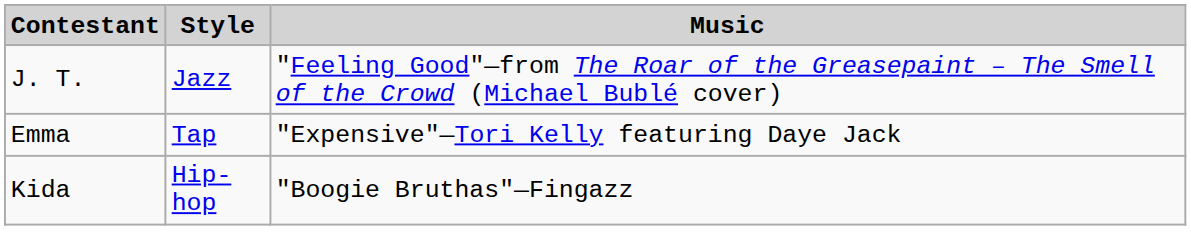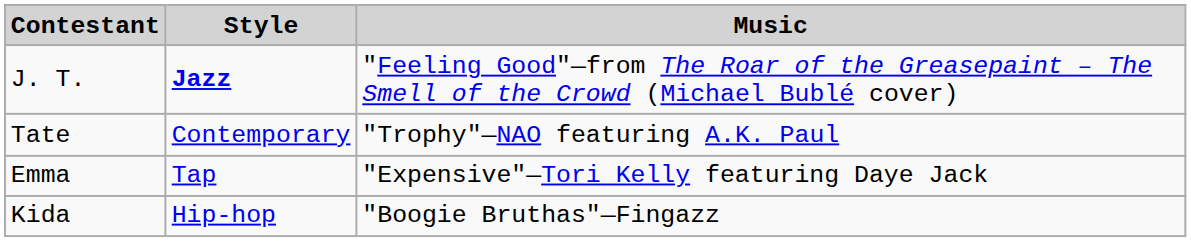(202, 80) normal -> (202, 80) bold
+ row: (41, 135)
